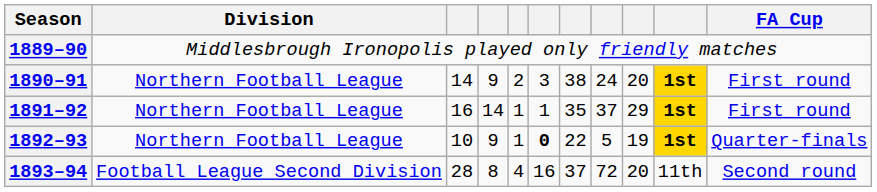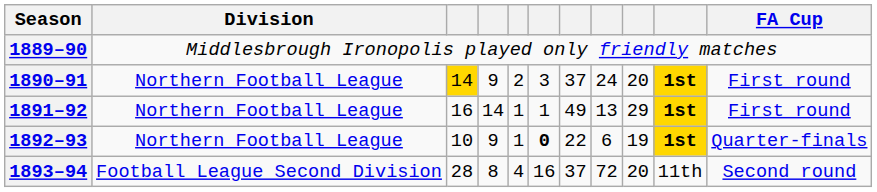(462, 80) no background -> (462, 80) gold background
(575, 80) 38 -> (575, 80) 37
(575, 111) 35 -> (575, 111) 49
(607, 111) 37 -> (607, 111) 13
(607, 141) 5 -> (607, 141) 6
